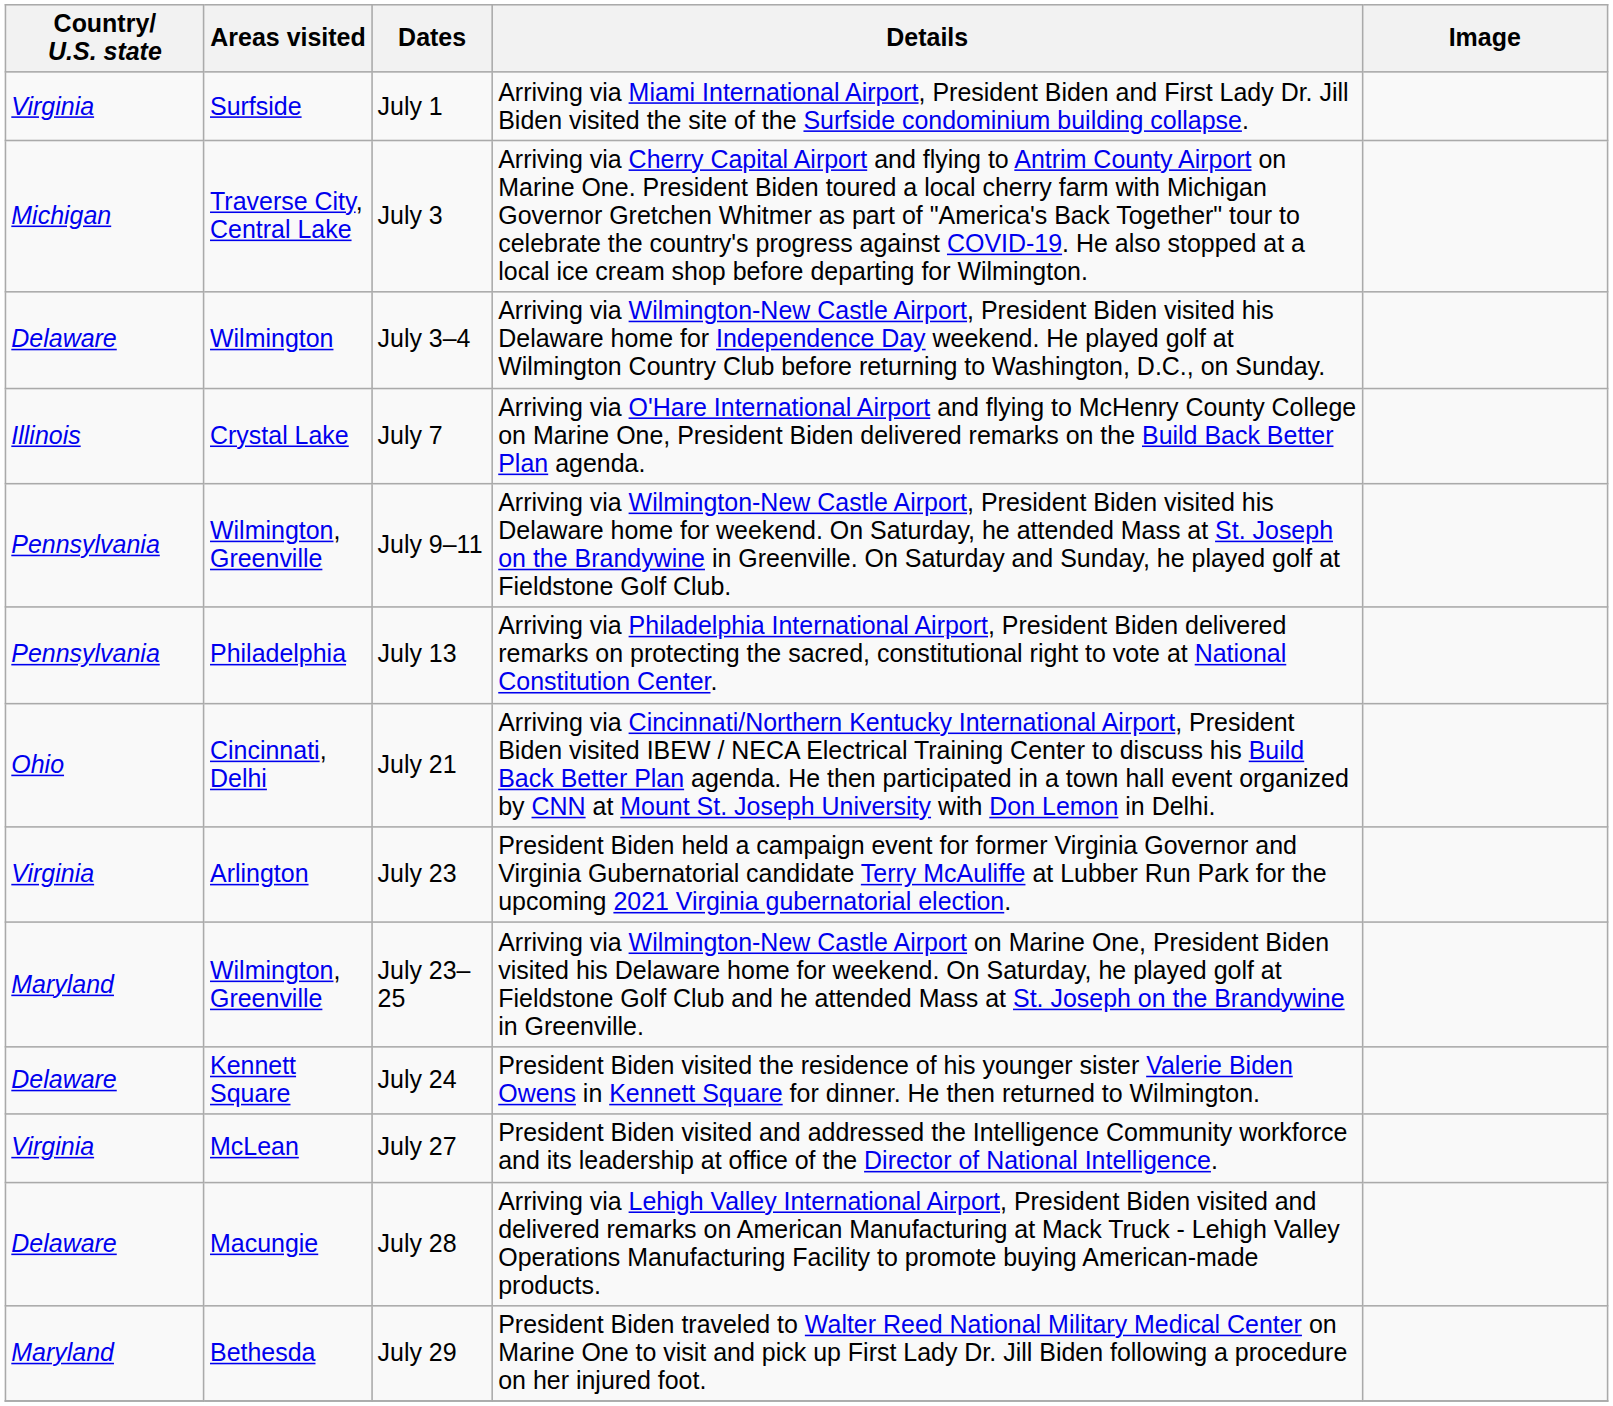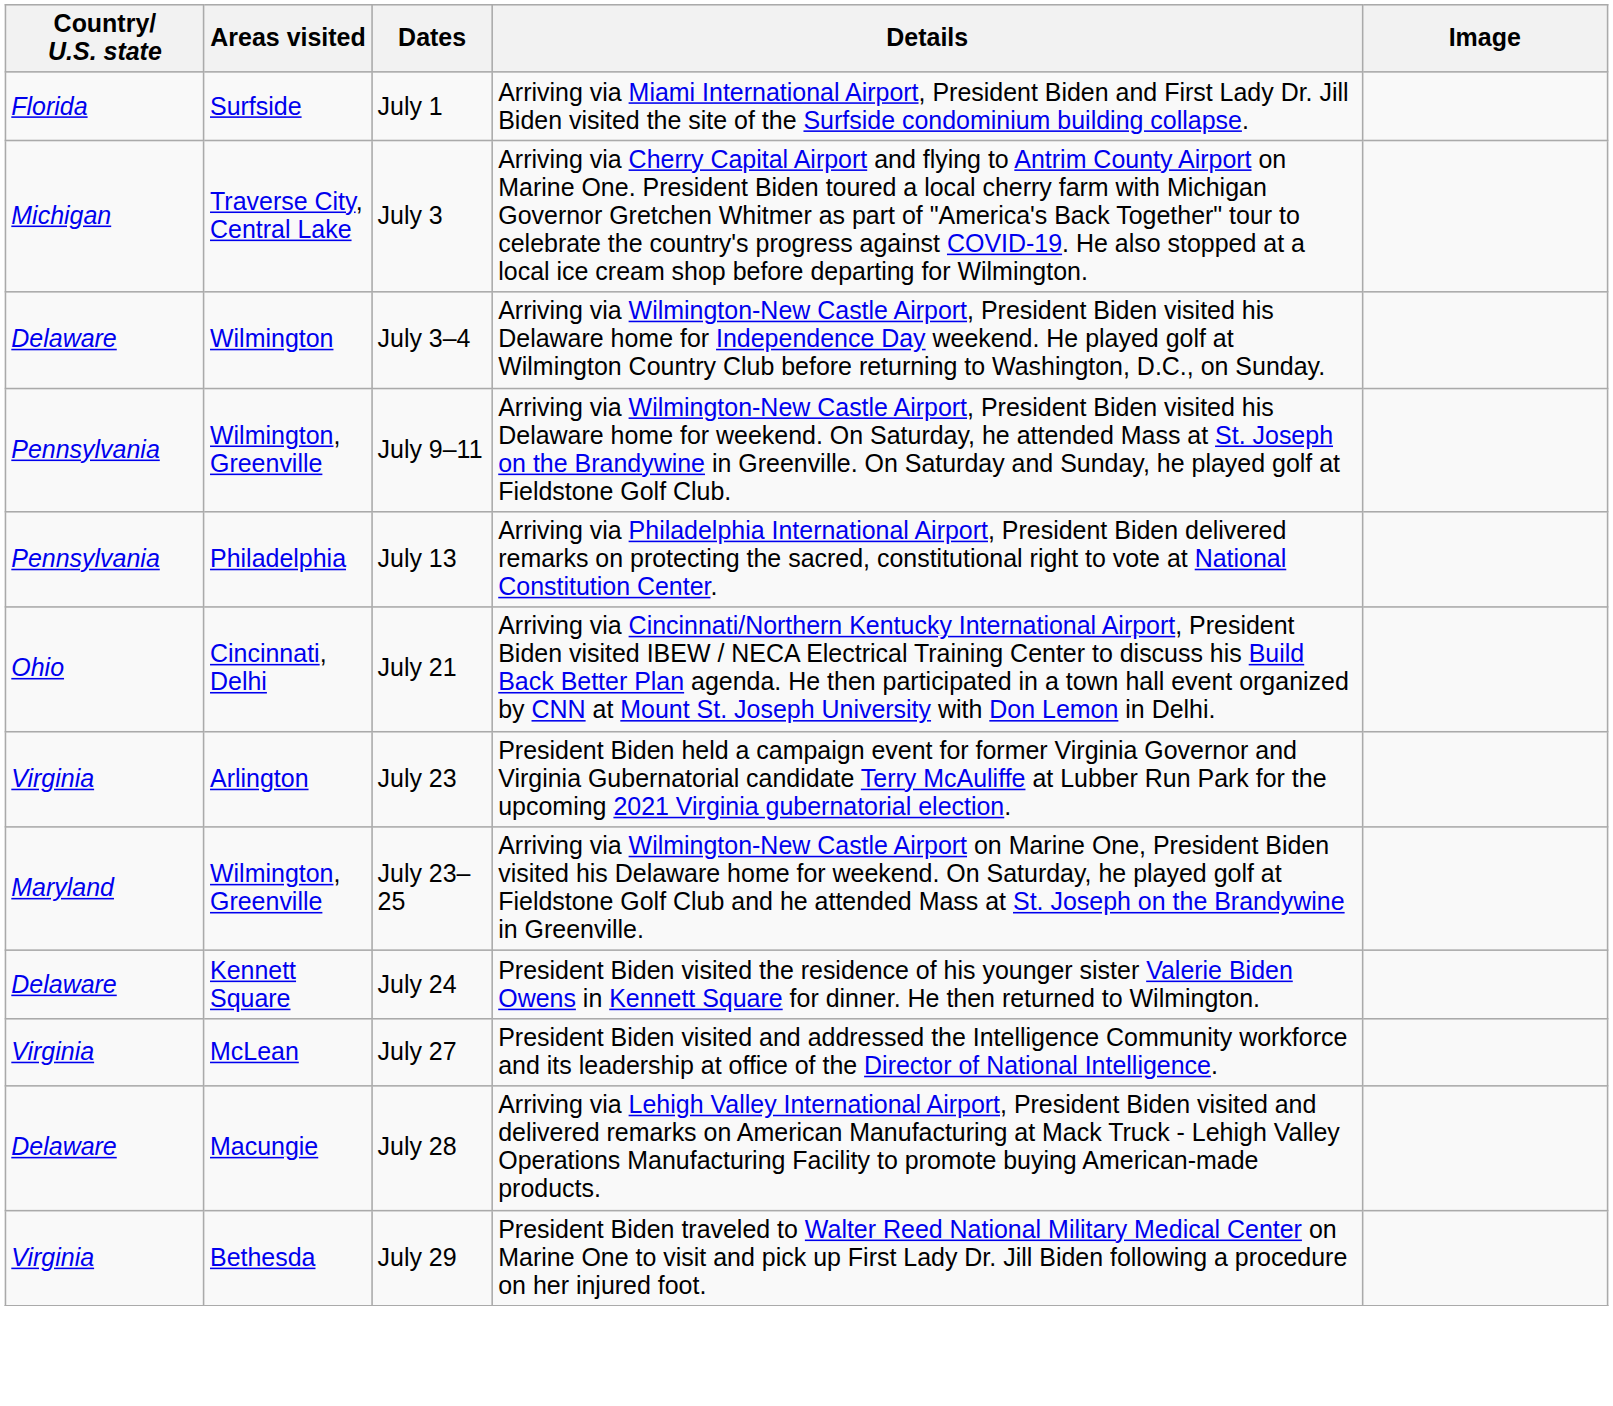(53, 105) Virginia -> (49, 105) Florida
- row: (410, 435)
(63, 1353) Maryland -> (53, 1257) Virginia
